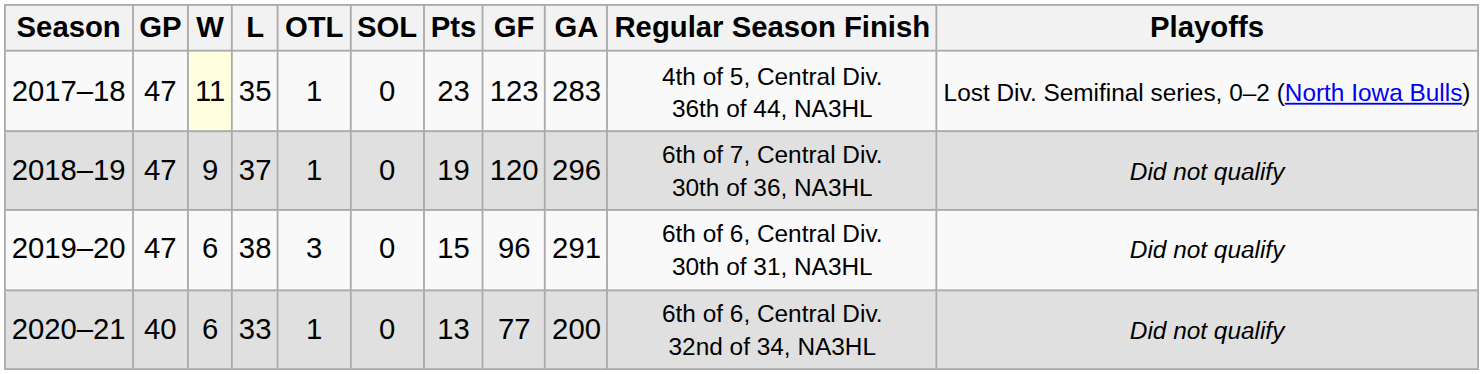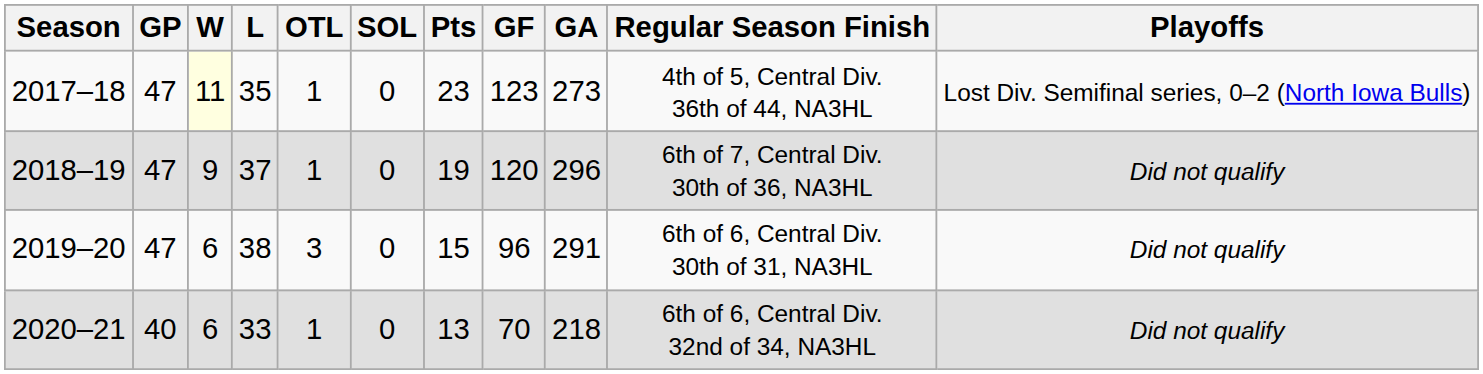(577, 90) 283 -> (577, 90) 273
(514, 328) 77 -> (514, 328) 70
(577, 328) 200 -> (577, 328) 218
